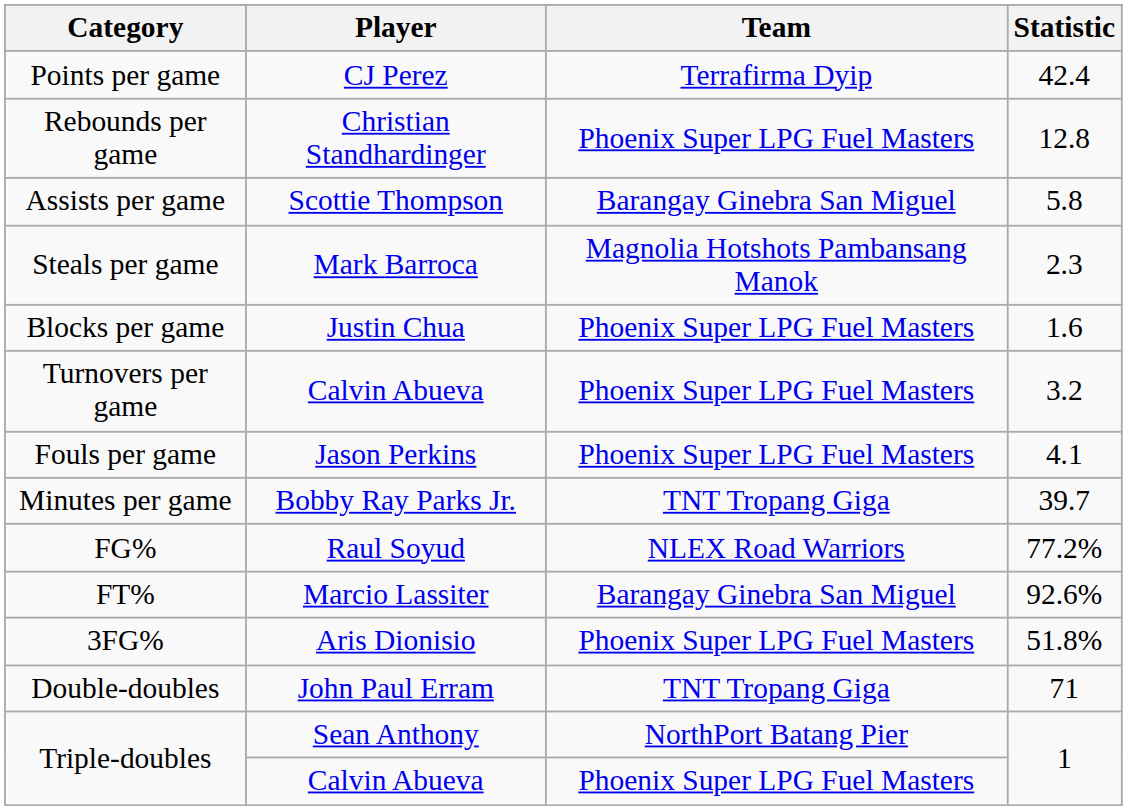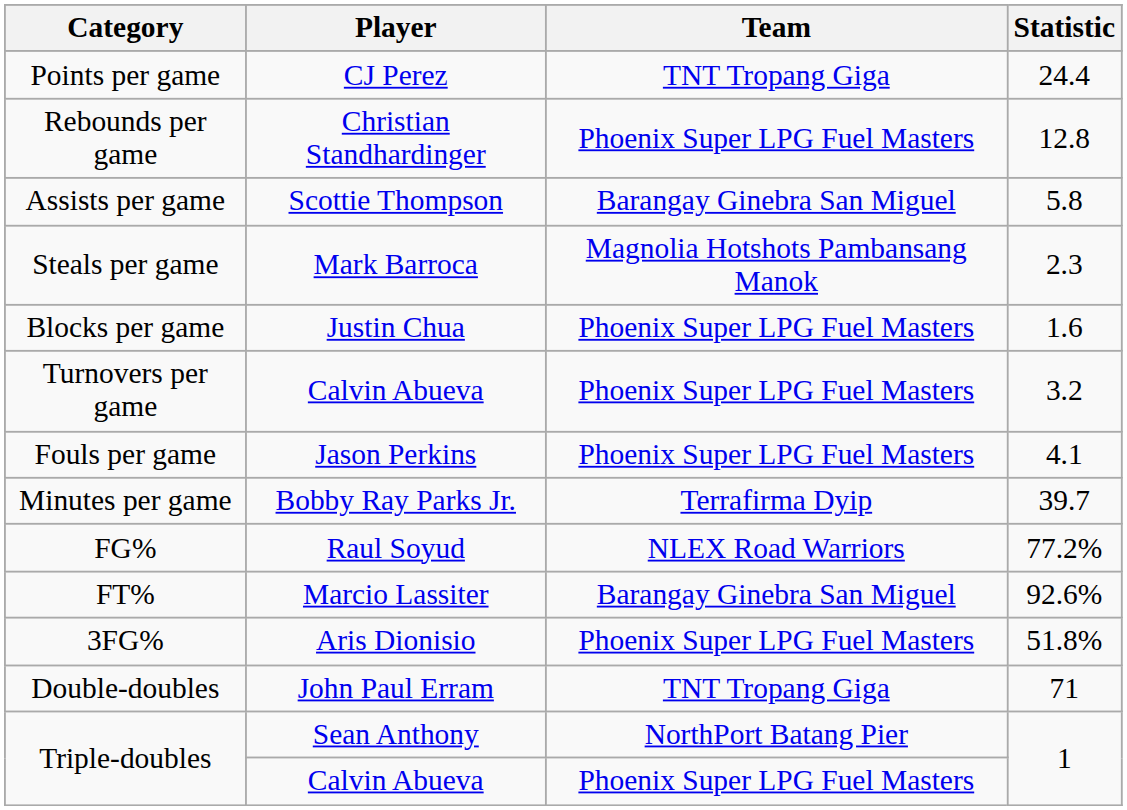(776, 74) Terrafirma Dyip -> (776, 74) TNT Tropang Giga
(1064, 74) 42.4 -> (1064, 74) 24.4
(776, 500) TNT Tropang Giga -> (776, 500) Terrafirma Dyip
